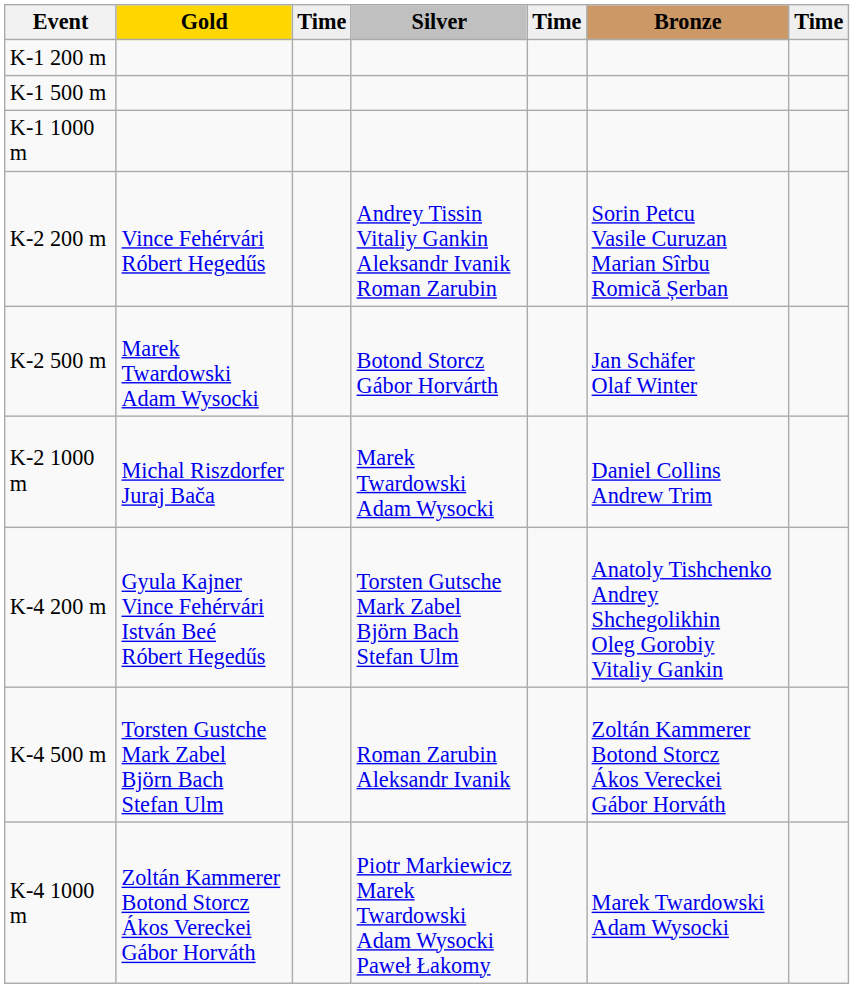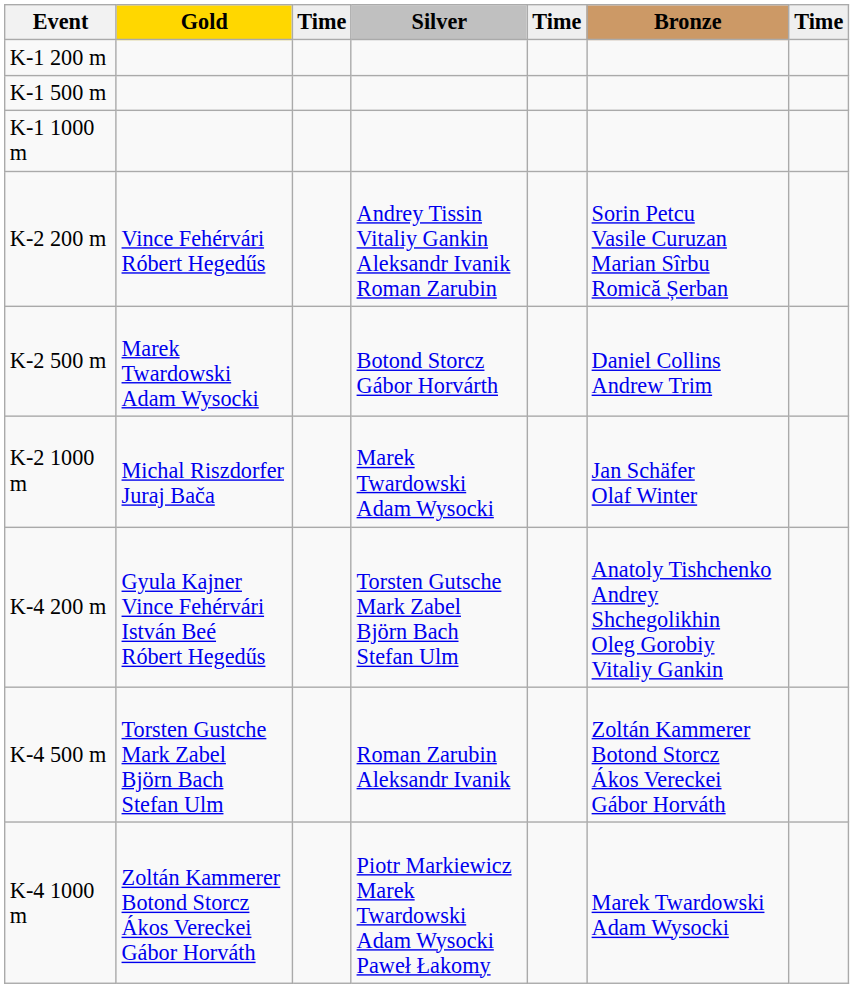(644, 373) Jan Schäfer Olaf Winter -> (656, 373) Daniel Collins Andrew Trim
(656, 483) Daniel Collins Andrew Trim -> (644, 483) Jan Schäfer Olaf Winter
